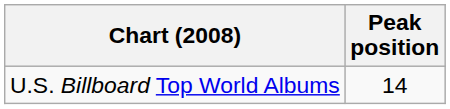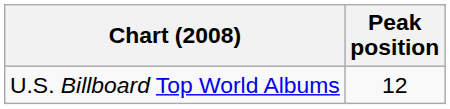(395, 84) 14 -> (395, 84) 12
